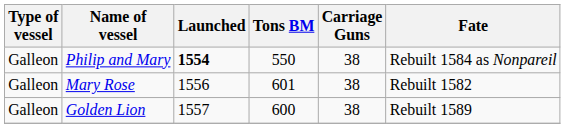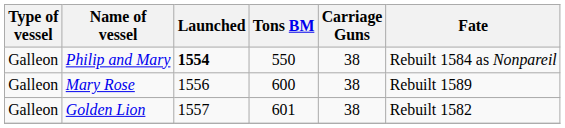(284, 85) 601 -> (284, 85) 600
(431, 85) Rebuilt 1582 -> (431, 85) Rebuilt 1589
(284, 110) 600 -> (284, 110) 601
(431, 110) Rebuilt 1589 -> (431, 110) Rebuilt 1582
